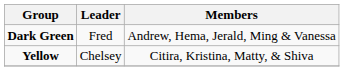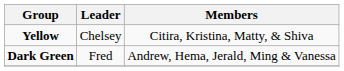rows swapped: (41, 55) <-> (41, 35)
